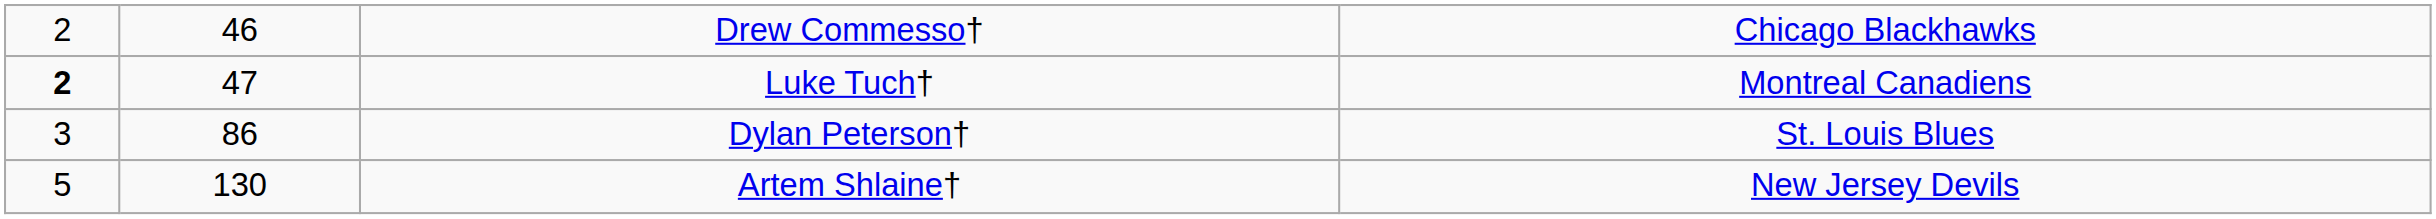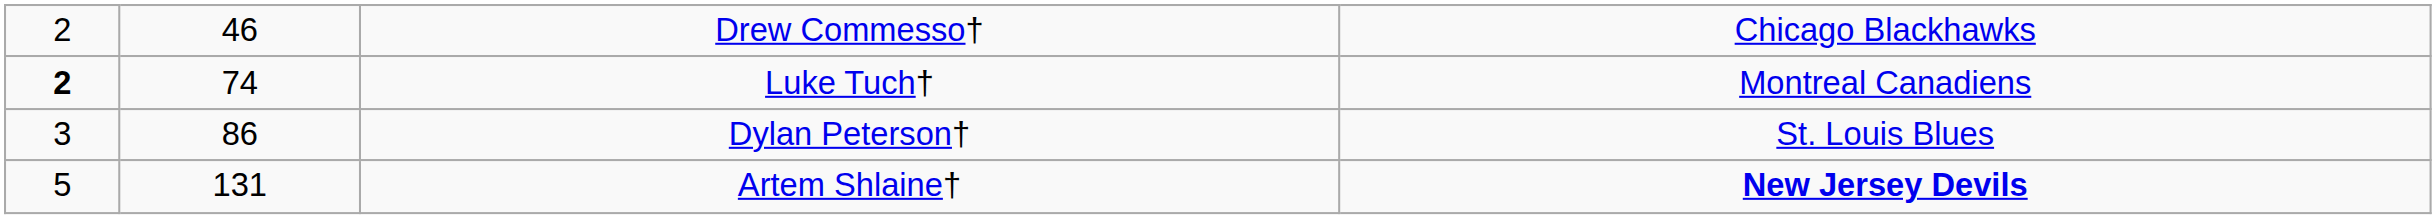(240, 82) 47 -> (240, 82) 74
(240, 185) 130 -> (240, 185) 131
(1885, 185) normal -> (1885, 185) bold
